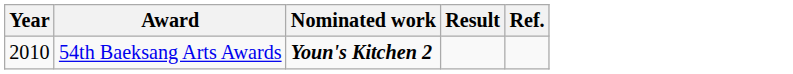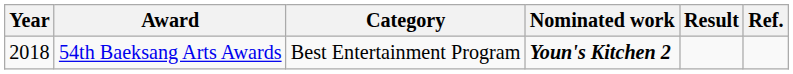+ column: (406, 20)
(29, 52) 2010 -> (29, 52) 2018
